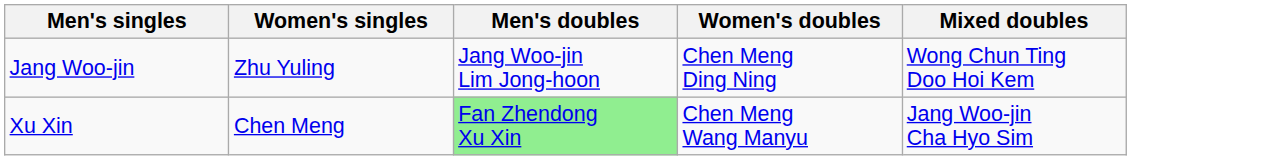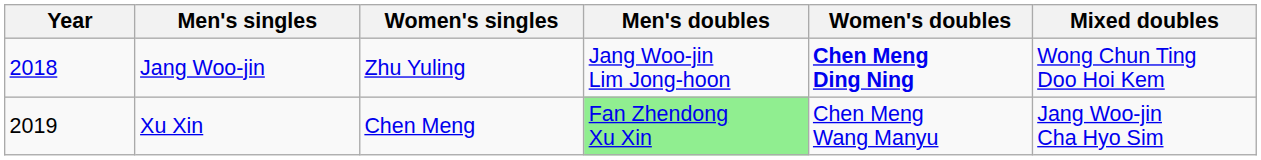+ column: (70, 21)
(738, 67) normal -> (871, 67) bold
